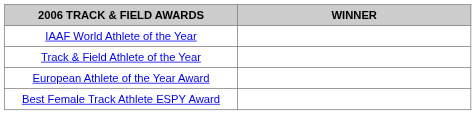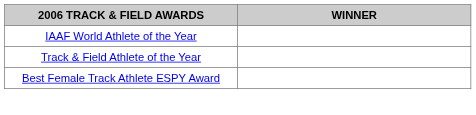- row: (121, 78)
